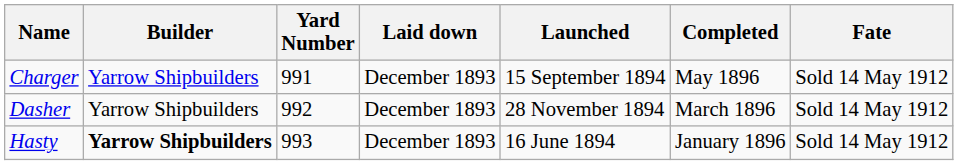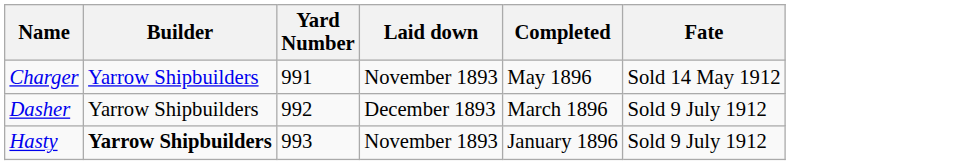- column: (585, 32)
(430, 76) December 1893 -> (431, 76) November 1893
(872, 109) Sold 14 May 1912 -> (697, 109) Sold 9 July 1912
(430, 142) December 1893 -> (431, 142) November 1893
(872, 142) Sold 14 May 1912 -> (697, 142) Sold 9 July 1912
